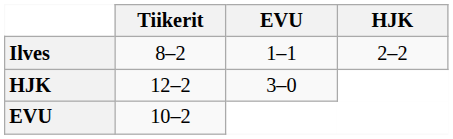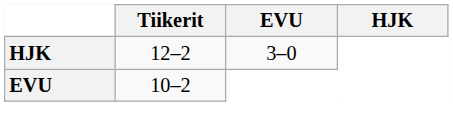- row: (30, 52)
